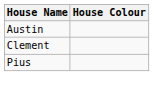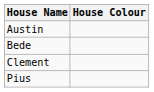+ row: (19, 46)
